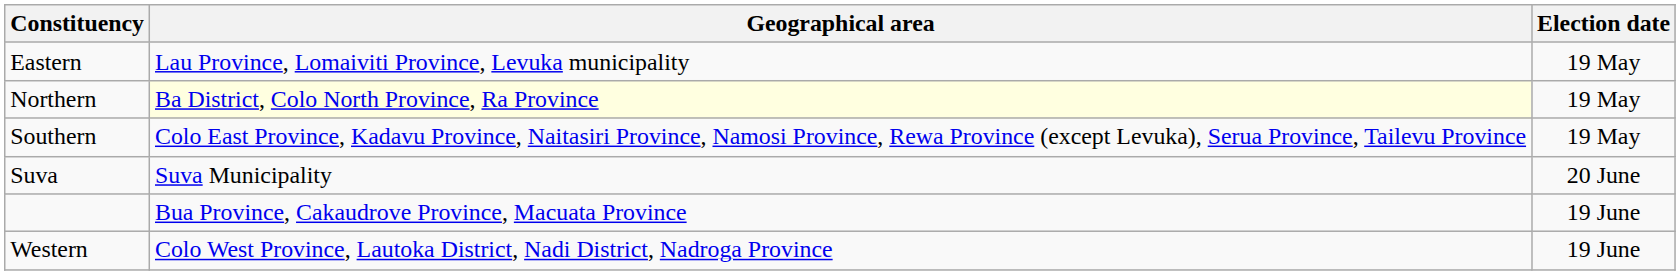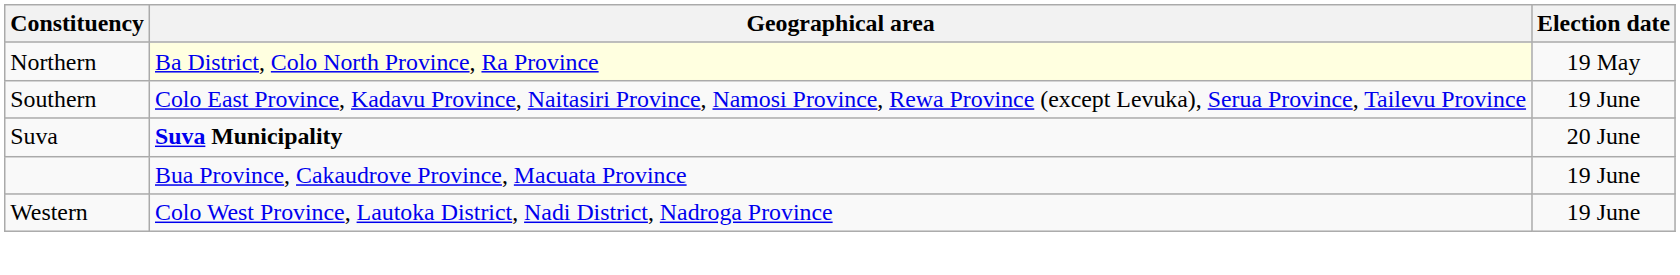- row: (46, 61)
(1604, 136) 19 May -> (1604, 99) 19 June
(243, 174) normal -> (249, 136) bold
